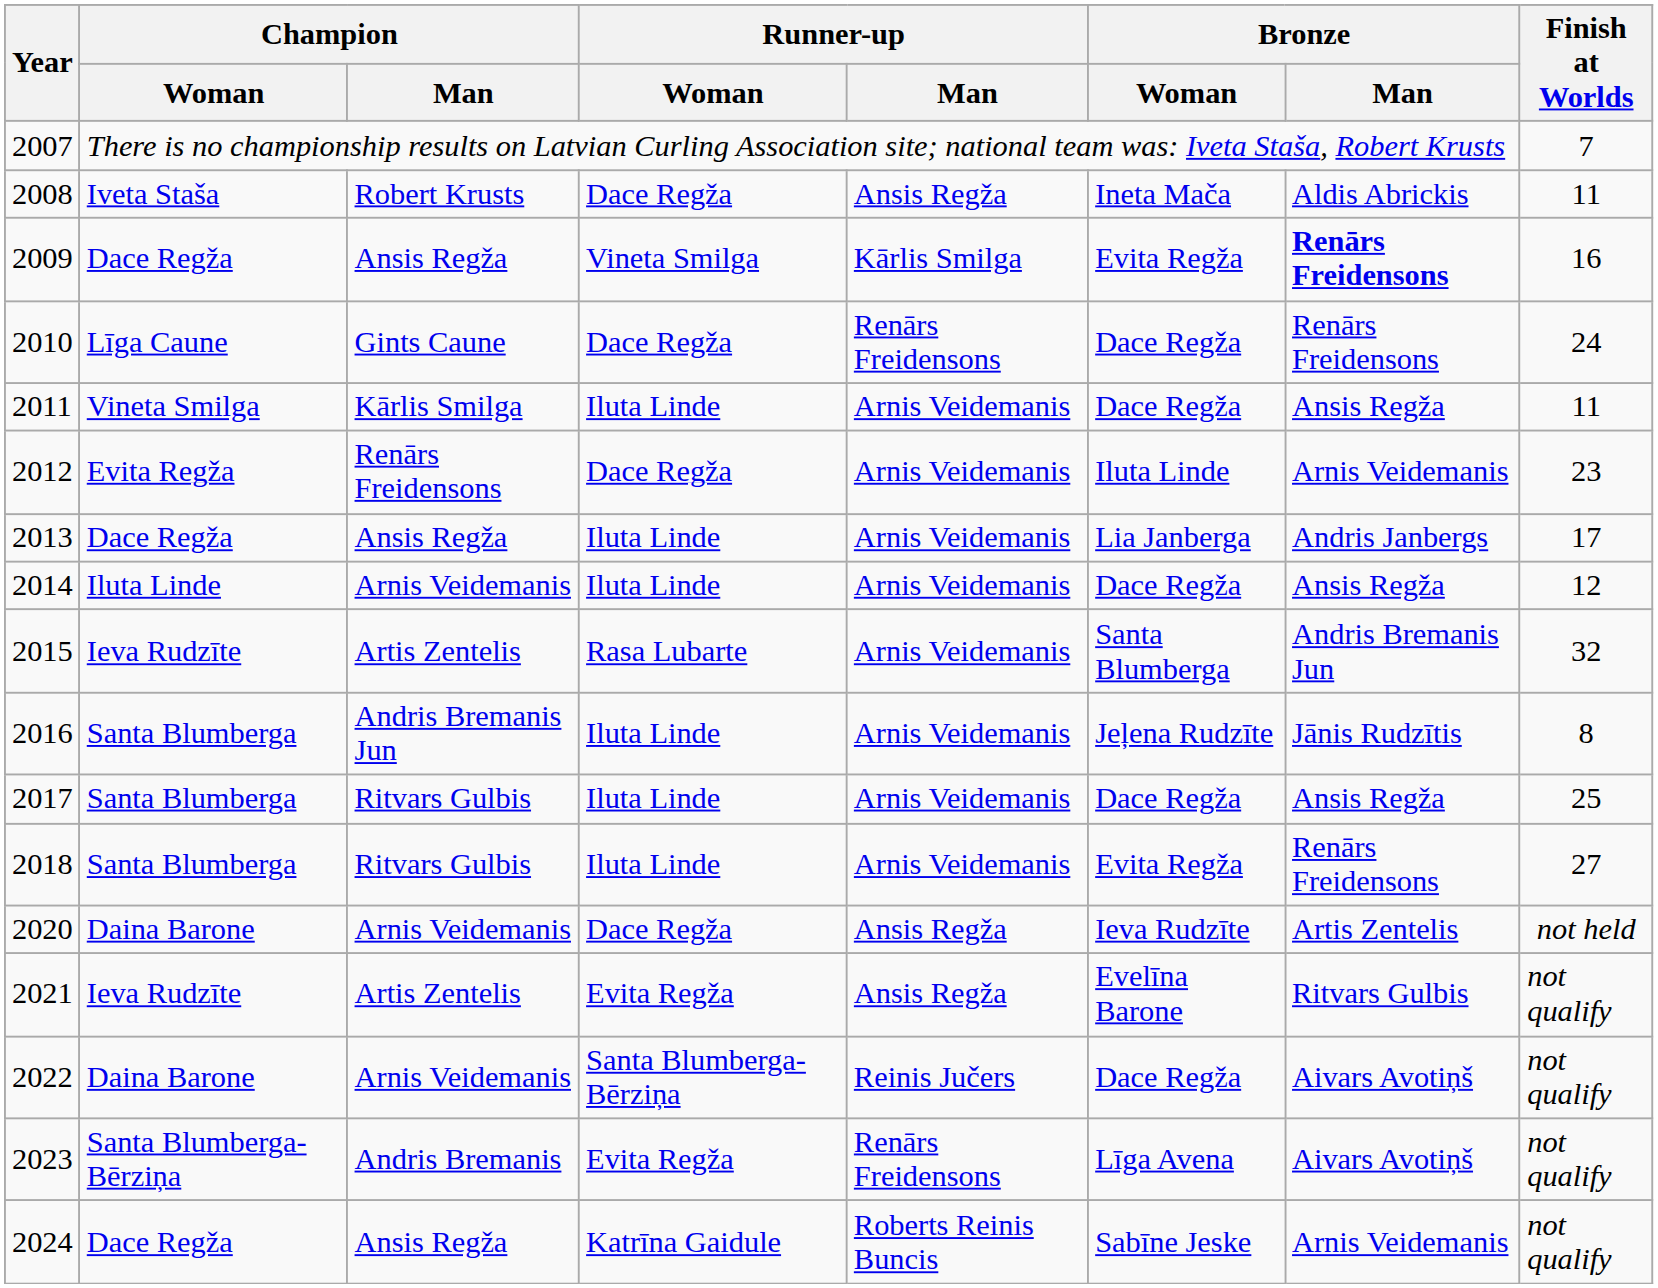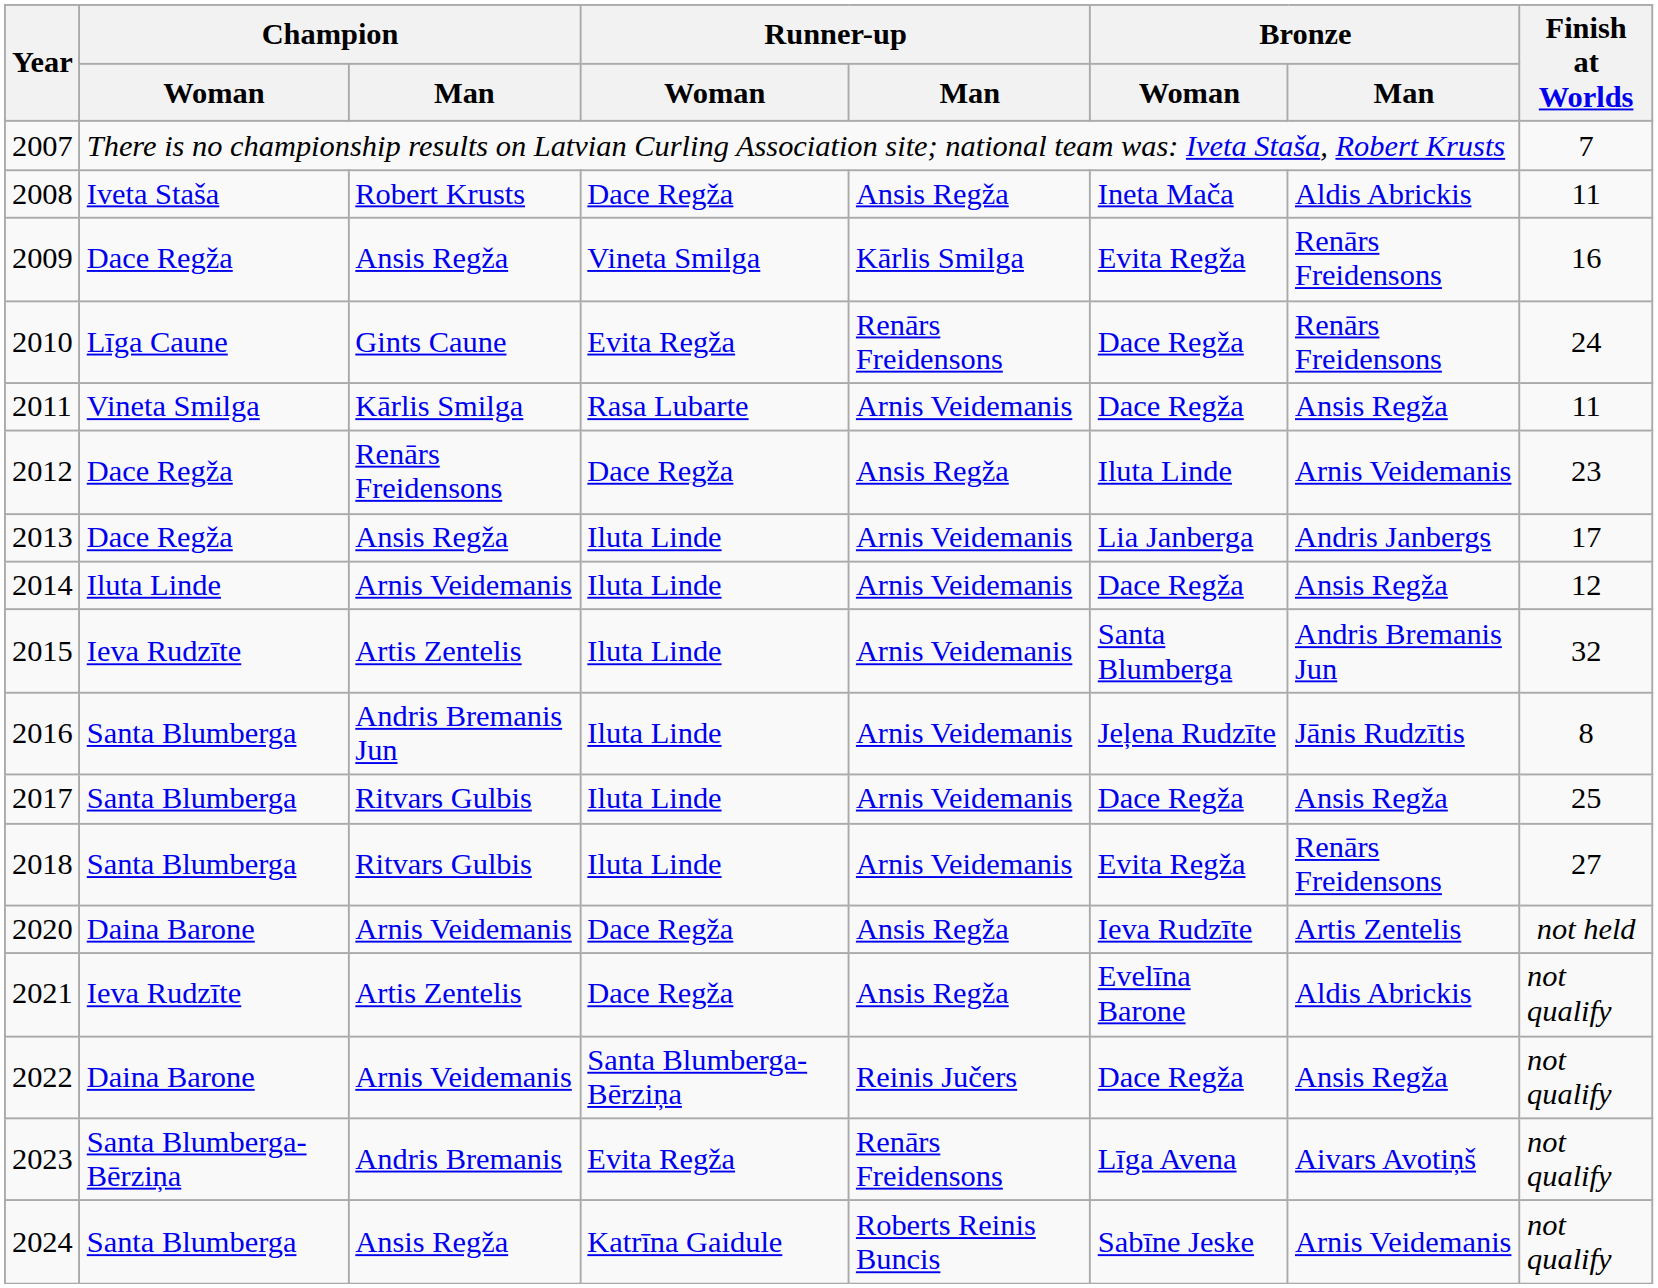(1370, 258) bold -> (1368, 258) normal
(659, 341) Dace Regža -> (661, 341) Evita Regža
(653, 406) Iluta Linde -> (668, 406) Rasa Lubarte
(161, 471) Evita Regža -> (160, 471) Dace Regža
(962, 471) Arnis Veidemanis -> (932, 471) Ansis Regža
(667, 650) Rasa Lubarte -> (654, 650) Iluta Linde
(660, 994) Evita Regža -> (660, 994) Dace Regža
(1380, 994) Ritvars Gulbis -> (1383, 994) Aldis Abrickis
(1383, 1076) Aivars Avotiņš -> (1371, 1076) Ansis Regža
(160, 1241) Dace Regža -> (192, 1241) Santa Blumberga
